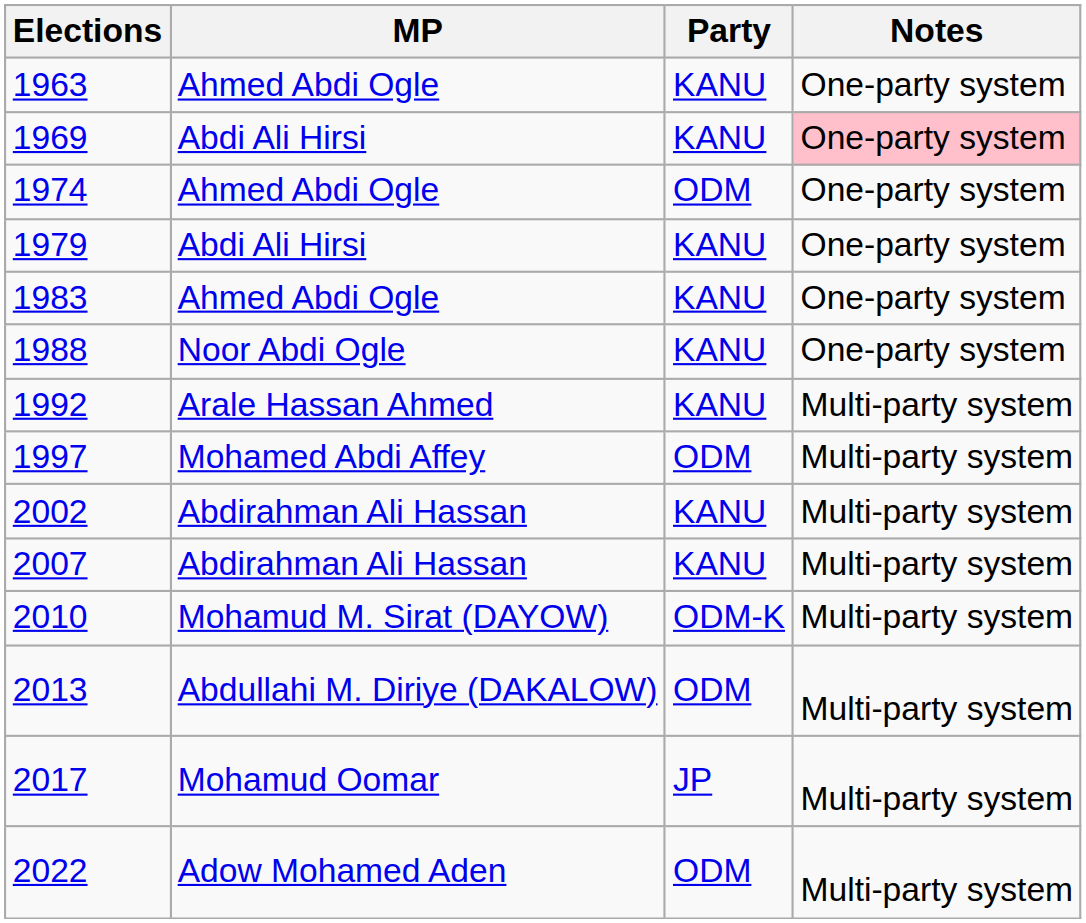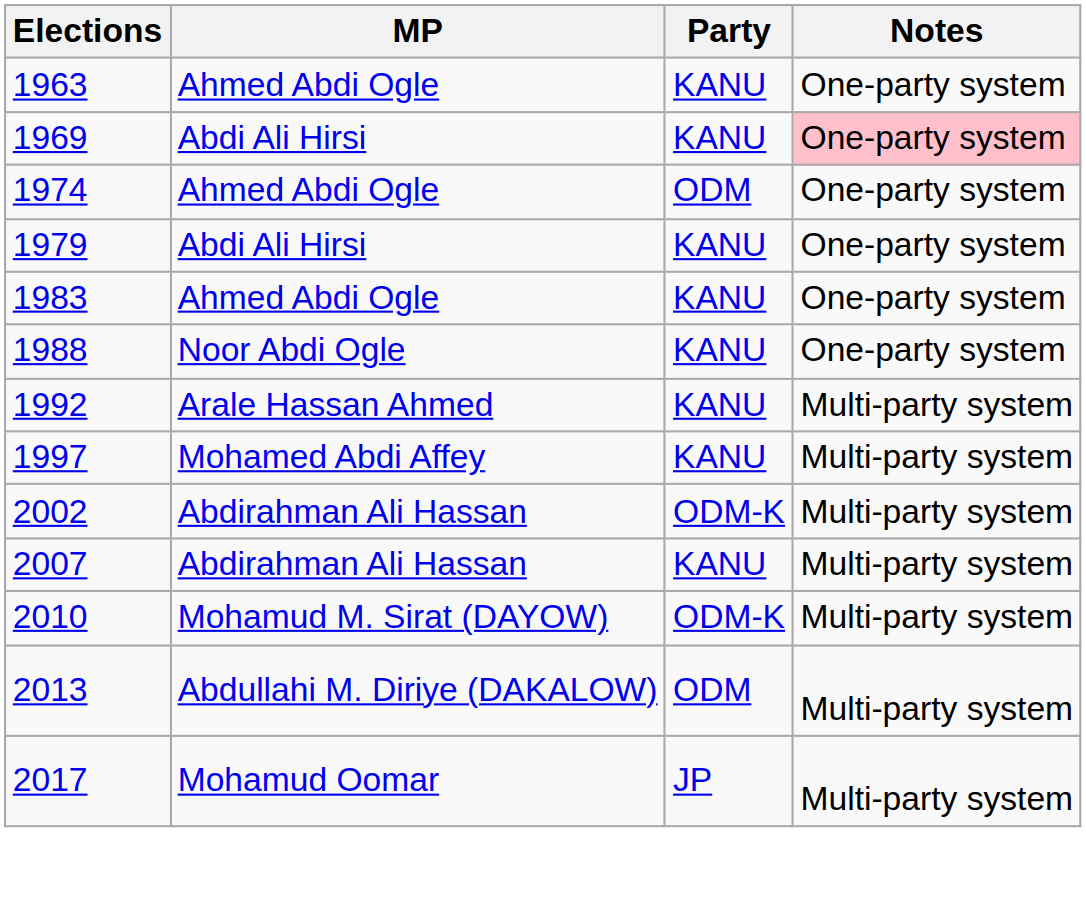(712, 457) ODM -> (720, 457) KANU
(720, 510) KANU -> (729, 510) ODM-K
- row: (50, 871)
